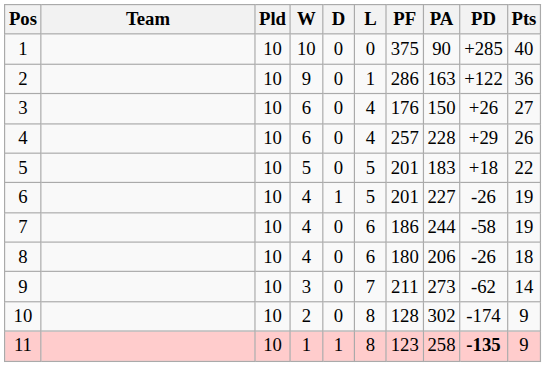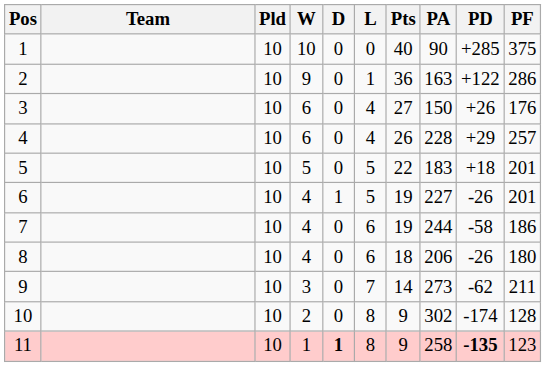columns swapped: (405, 19) <-> (524, 19)
(338, 345) normal -> (338, 345) bold
